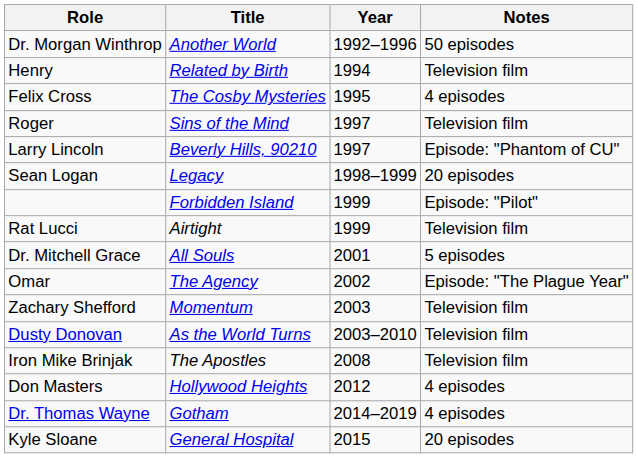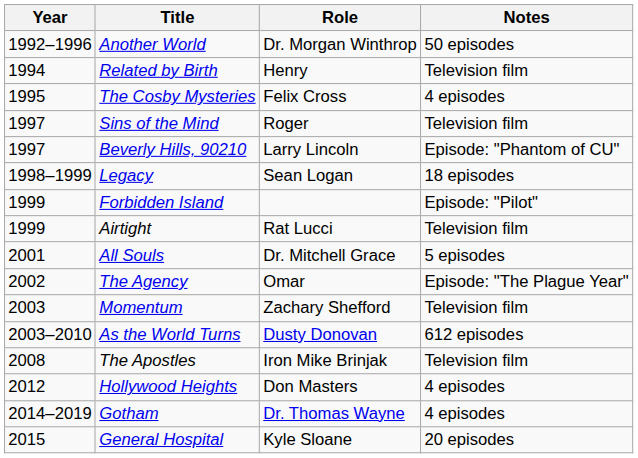columns swapped: (375, 17) <-> (85, 17)
(469, 176) 20 episodes -> (469, 176) 18 episodes
(476, 334) Television film -> (474, 334) 612 episodes
